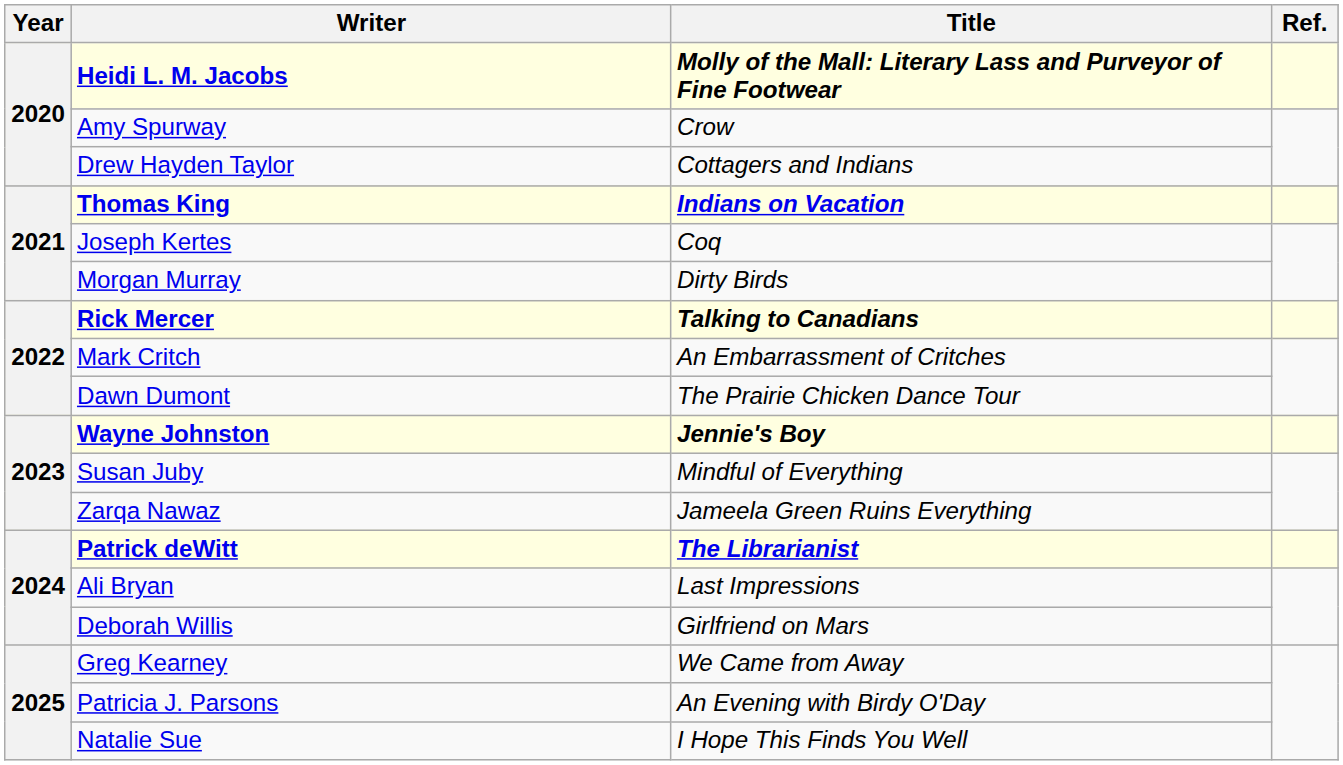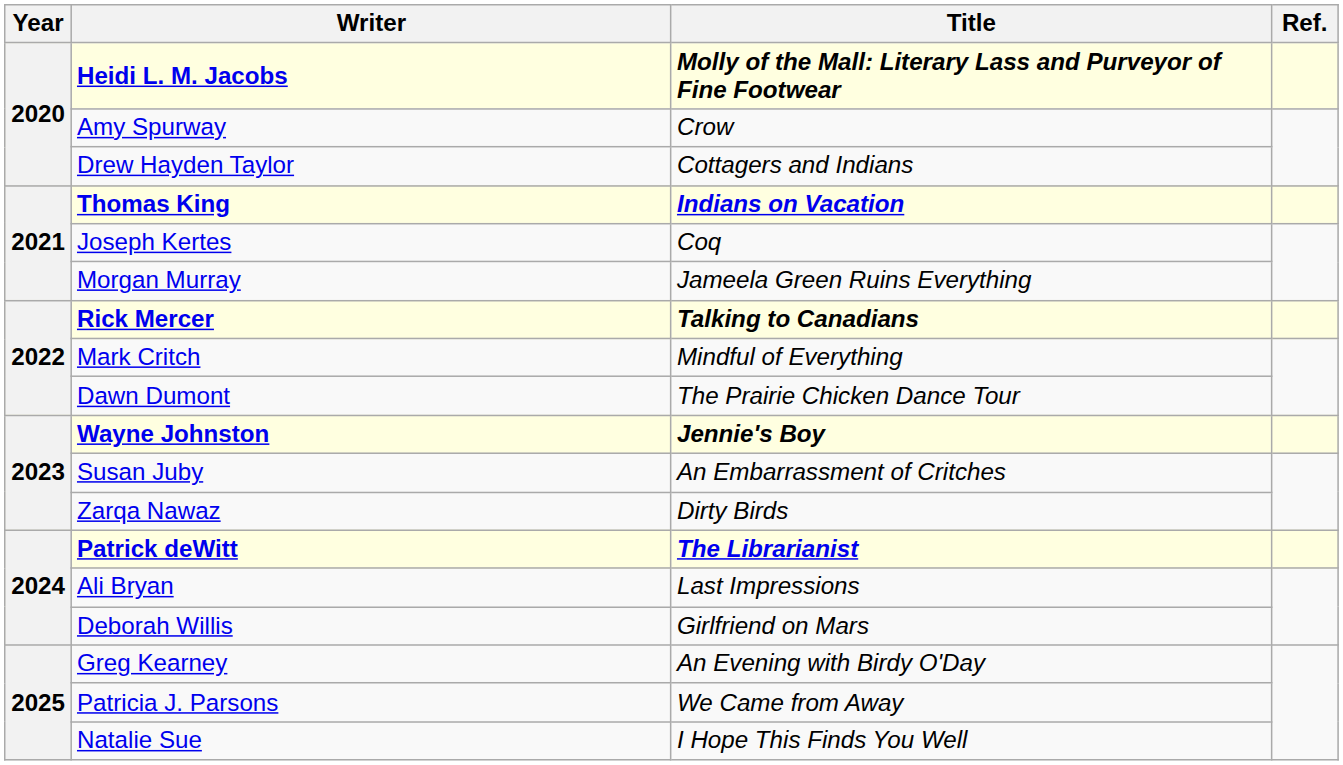(733, 280) Dirty Birds -> (854, 280) Jameela Green Ruins Everything
(841, 357) An Embarrassment of Critches -> (790, 357) Mindful of Everything
(790, 472) Mindful of Everything -> (841, 472) An Embarrassment of Critches
(854, 510) Jameela Green Ruins Everything -> (733, 510) Dirty Birds
(790, 663) We Came from Away -> (831, 663) An Evening with Birdy O'Day
(831, 702) An Evening with Birdy O'Day -> (790, 702) We Came from Away
